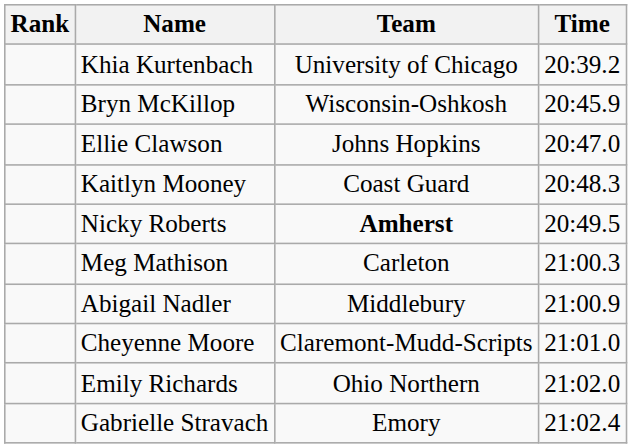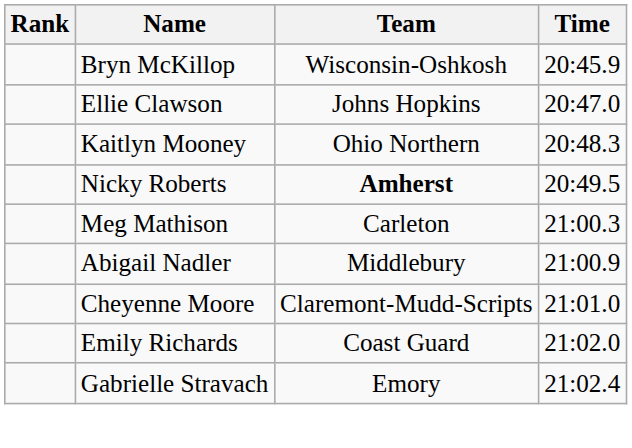- row: (167, 64)
(406, 183) Coast Guard -> (406, 143) Ohio Northern
(406, 382) Ohio Northern -> (406, 343) Coast Guard
